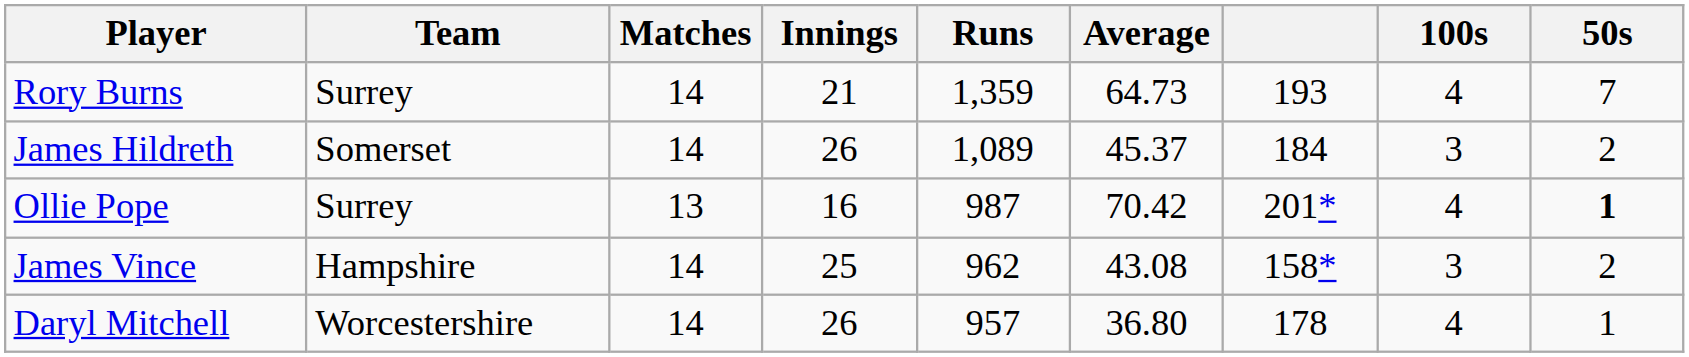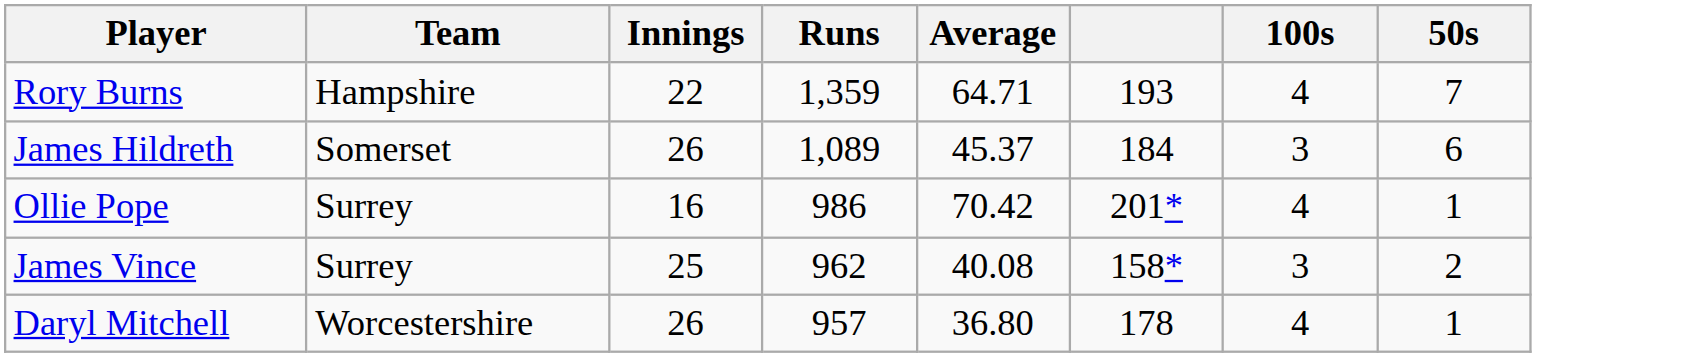- column: (686, 33)
(364, 91) Surrey -> (395, 91) Hampshire
(839, 91) 21 -> (686, 91) 22
(1146, 91) 64.73 -> (993, 91) 64.71
(1607, 149) 2 -> (1454, 149) 6
(993, 206) 987 -> (839, 206) 986
(1607, 206) bold -> (1454, 206) normal
(395, 264) Hampshire -> (364, 264) Surrey
(1146, 264) 43.08 -> (993, 264) 40.08
